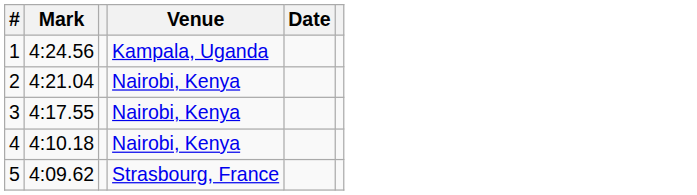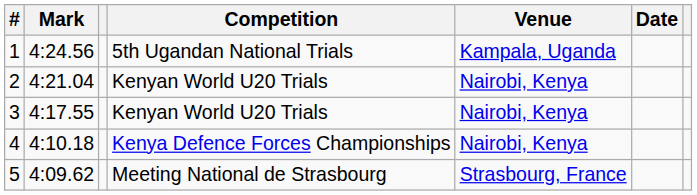+ column: (281, 19)
